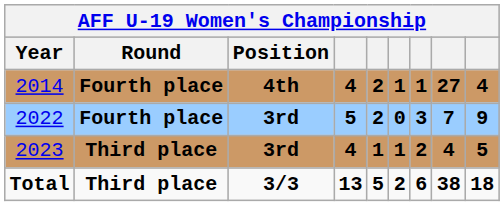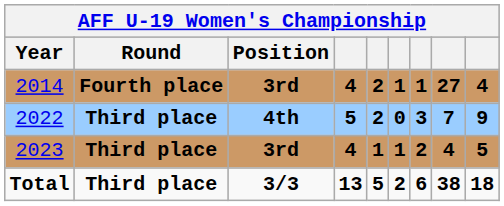(281, 86) 4th -> (281, 86) 3rd
(151, 119) Fourth place -> (151, 119) Third place
(281, 119) 3rd -> (281, 119) 4th
